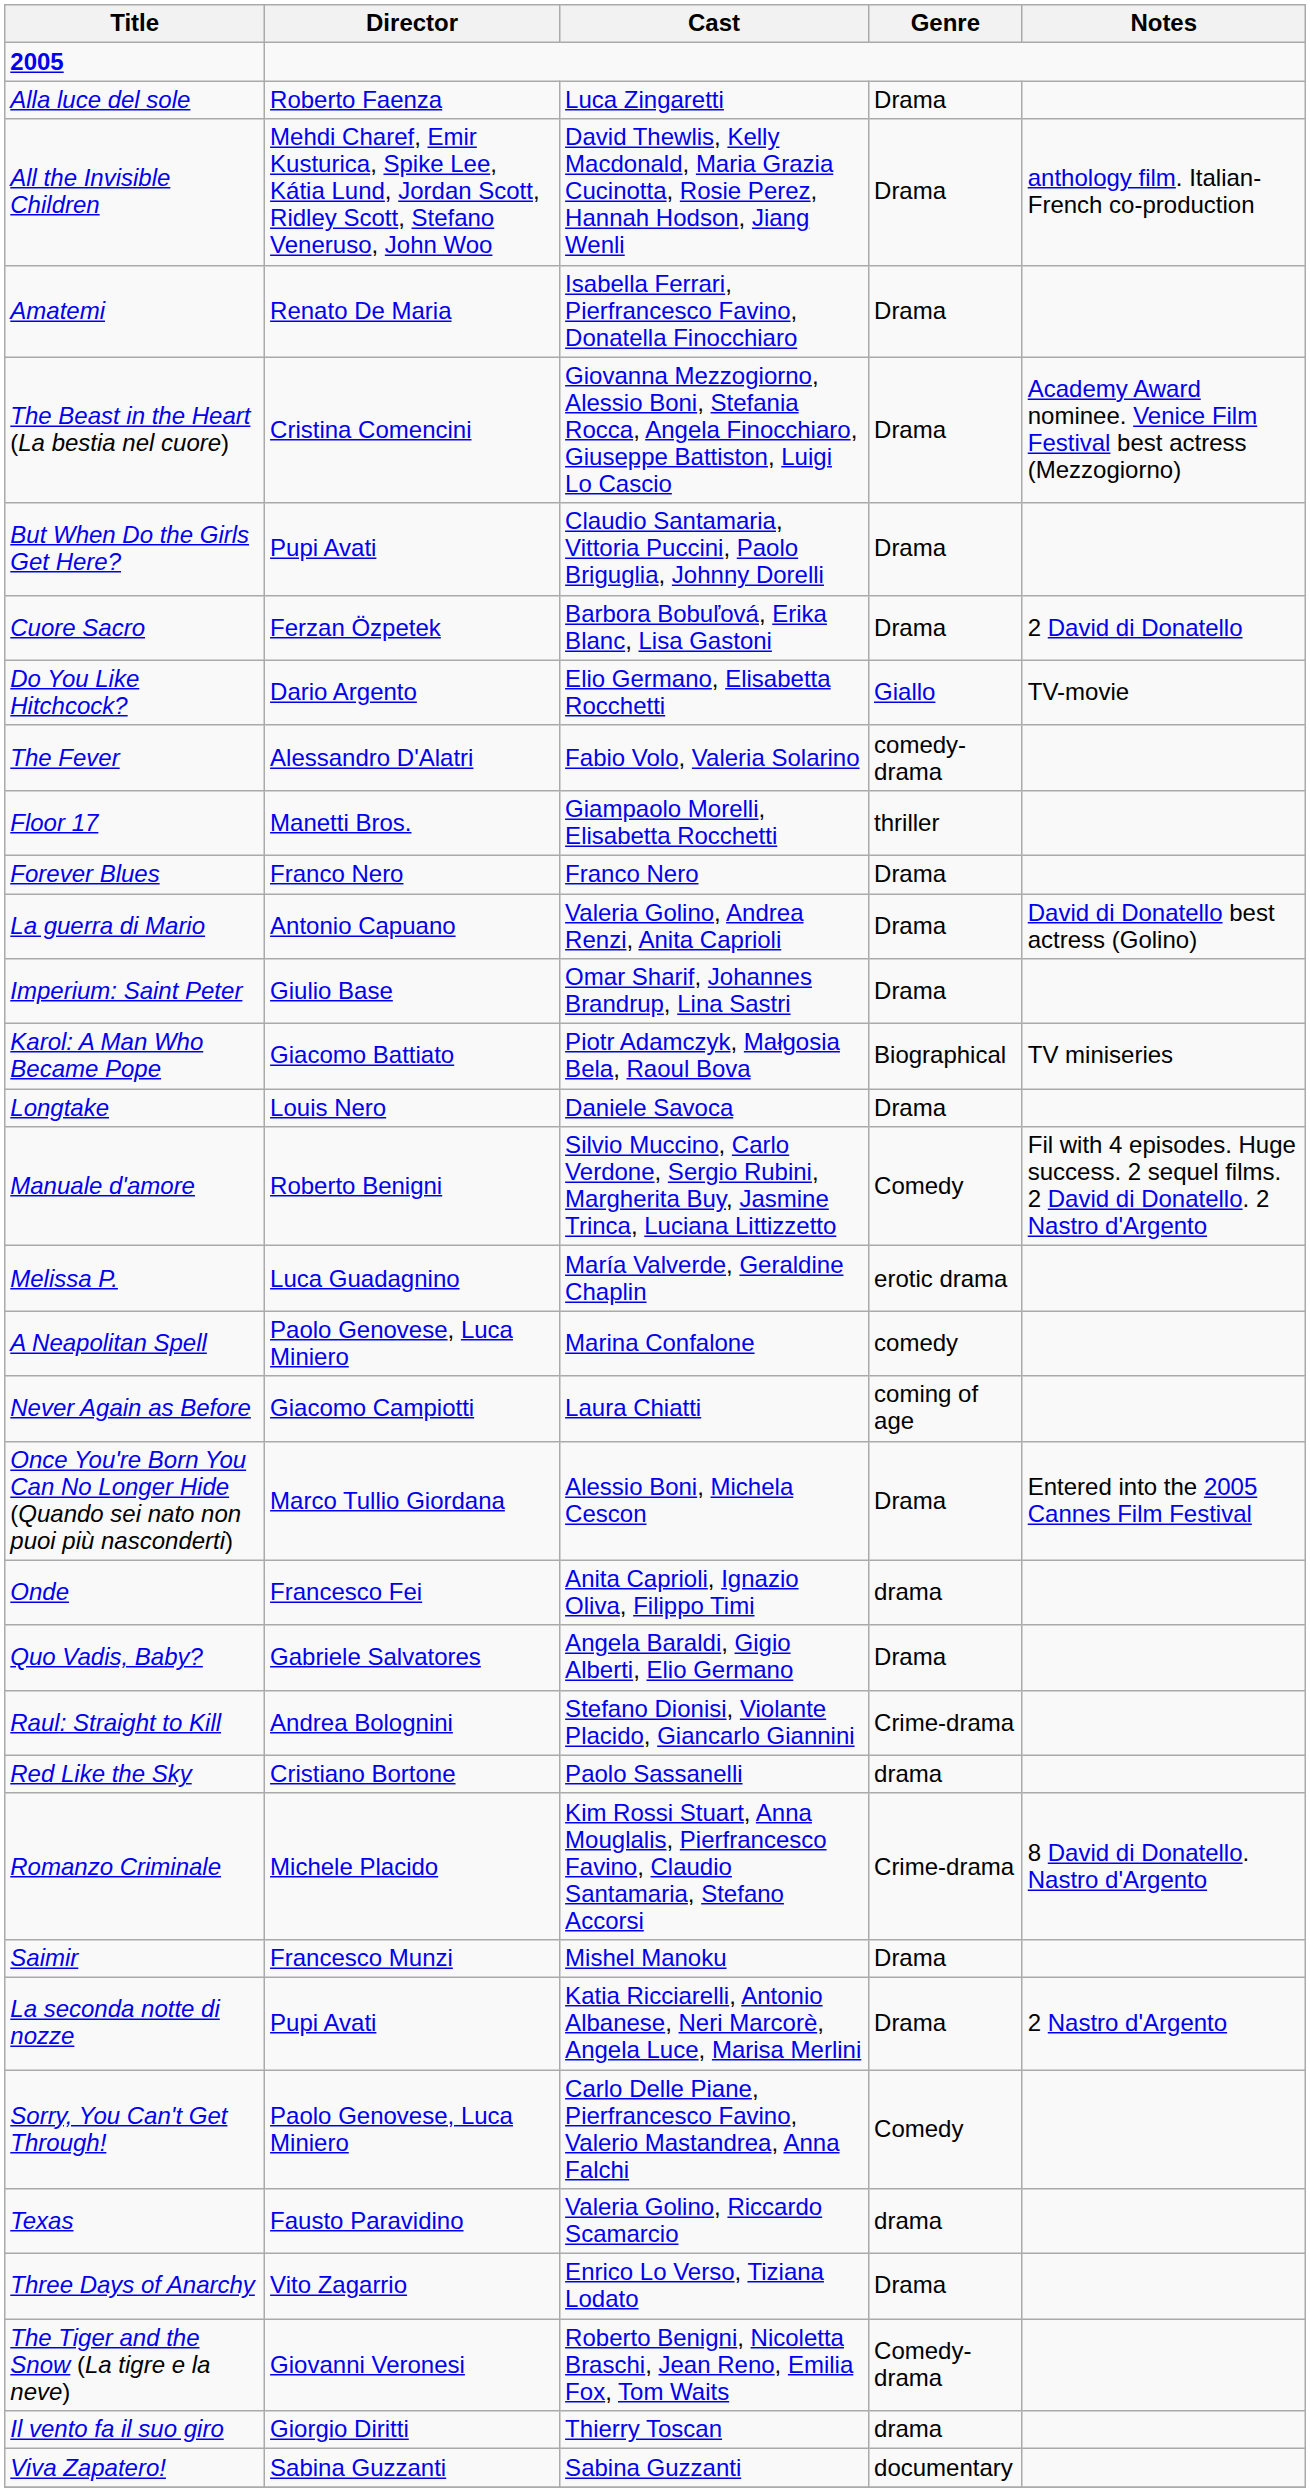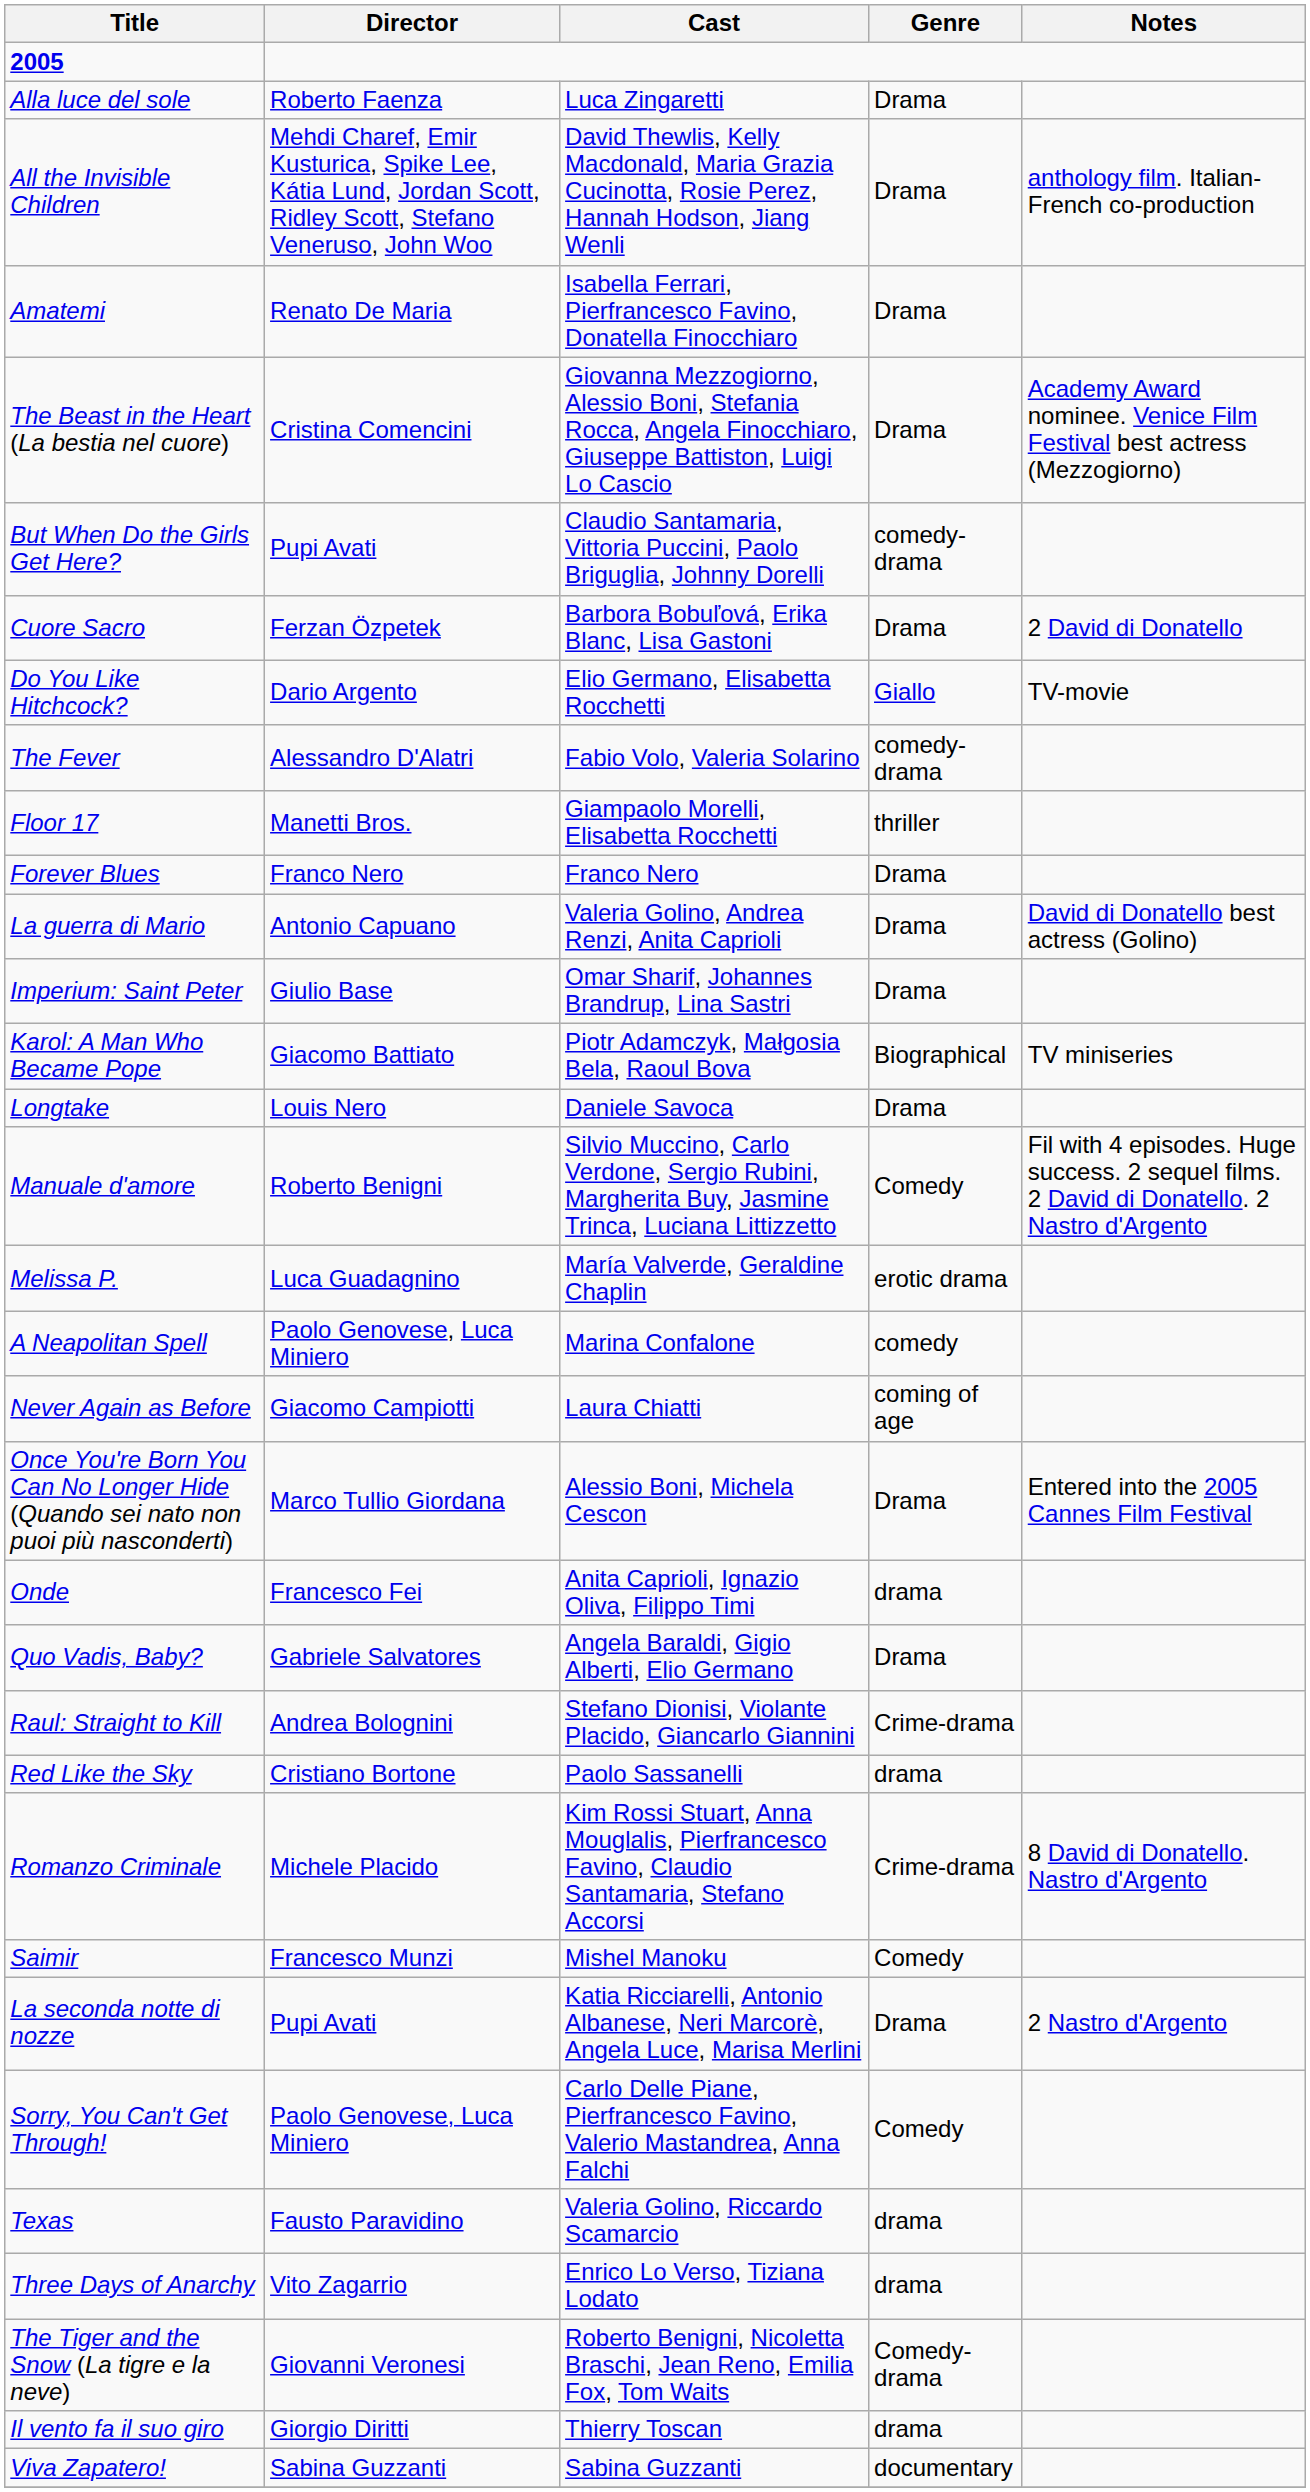(910, 548) Drama -> (920, 548) comedy-drama
(910, 1958) Drama -> (919, 1958) Comedy
(910, 2285) Drama -> (908, 2285) drama
